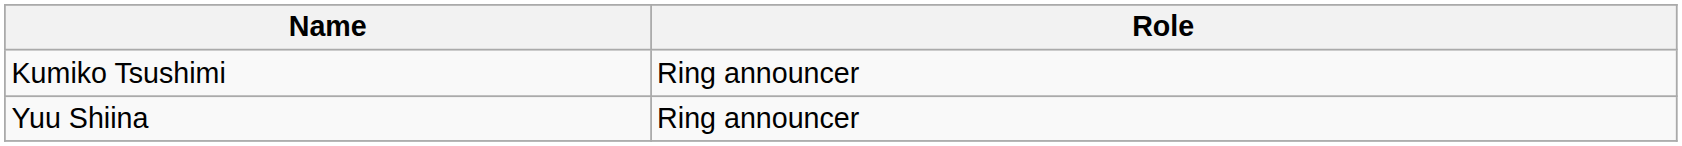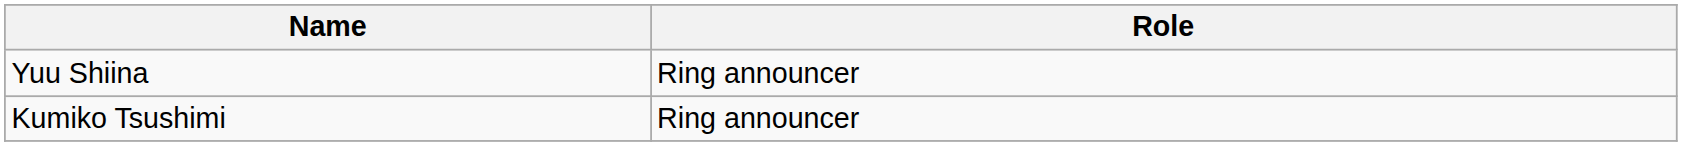rows swapped: (119, 72) <-> (80, 118)
